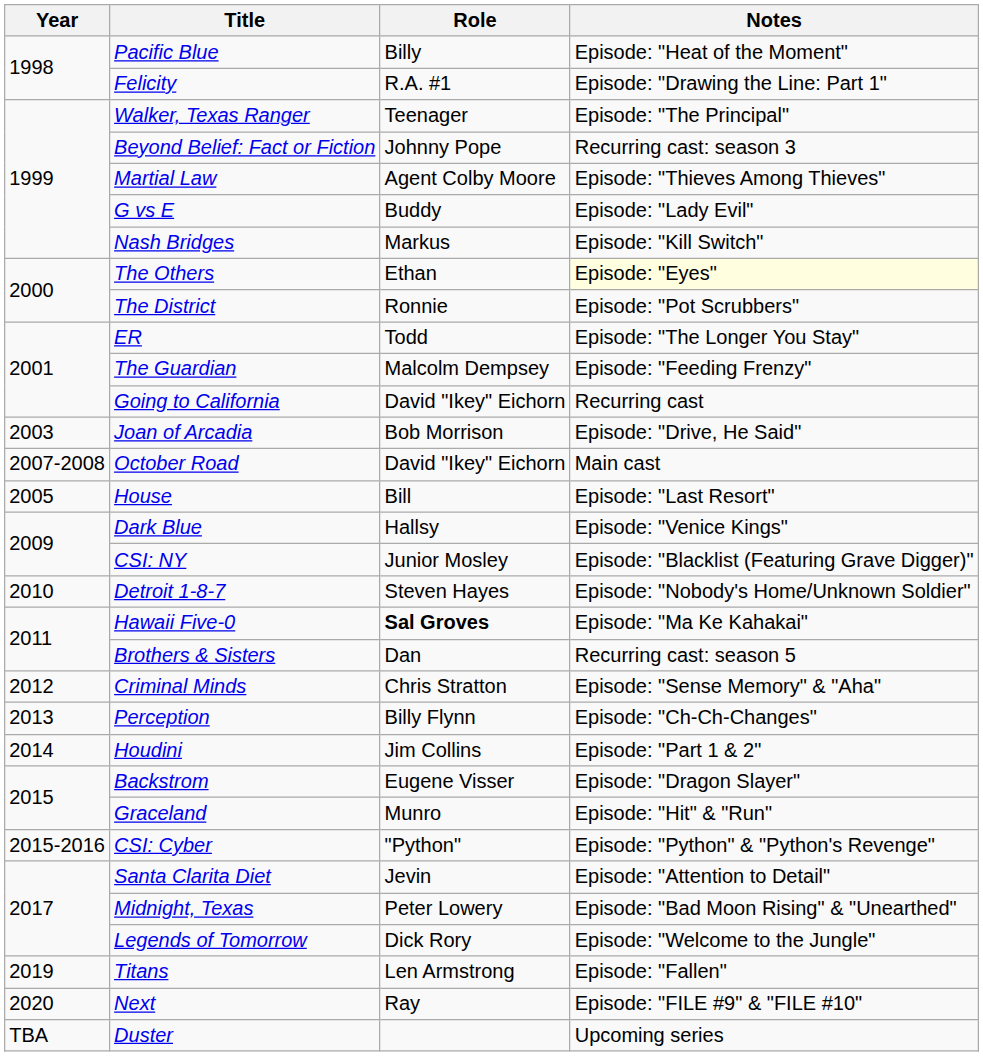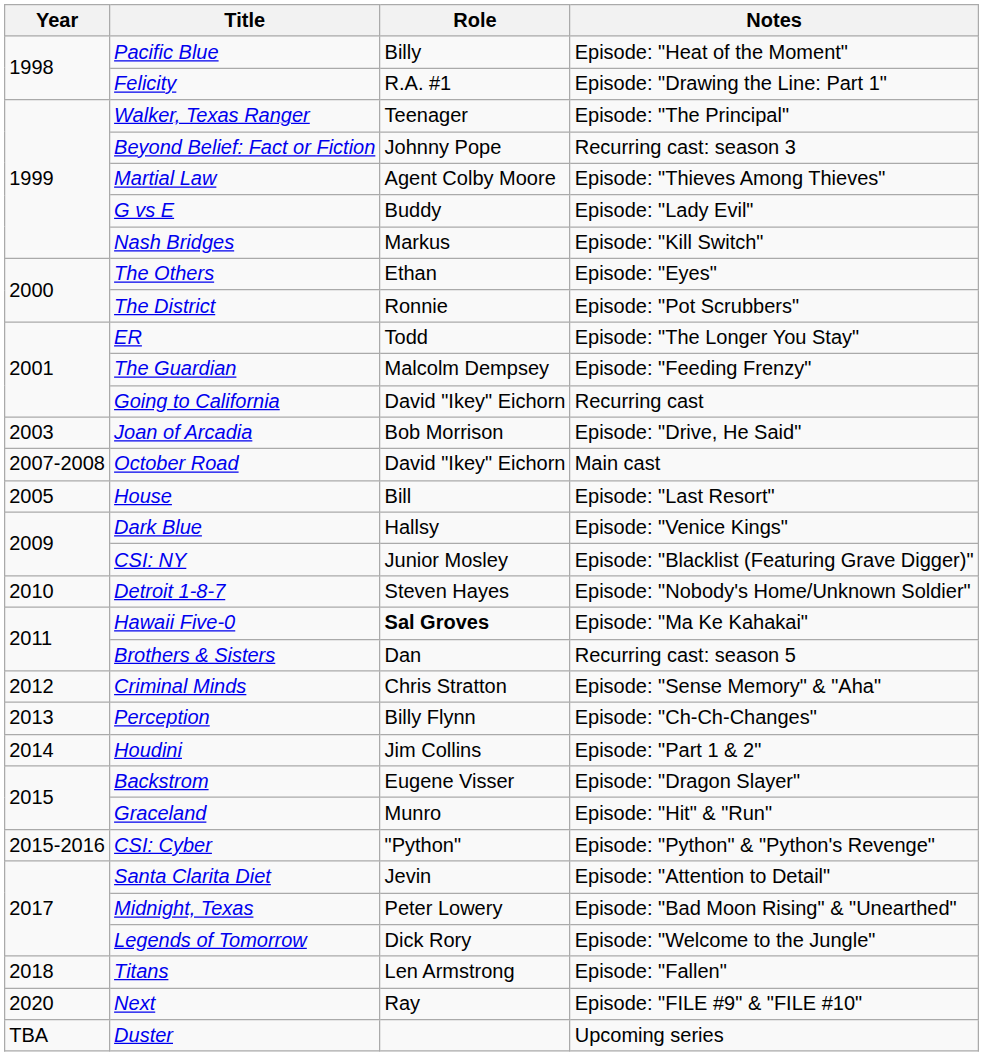(646, 274) lightyellow background -> (646, 274) no background
(31, 971) 2019 -> (31, 971) 2018
